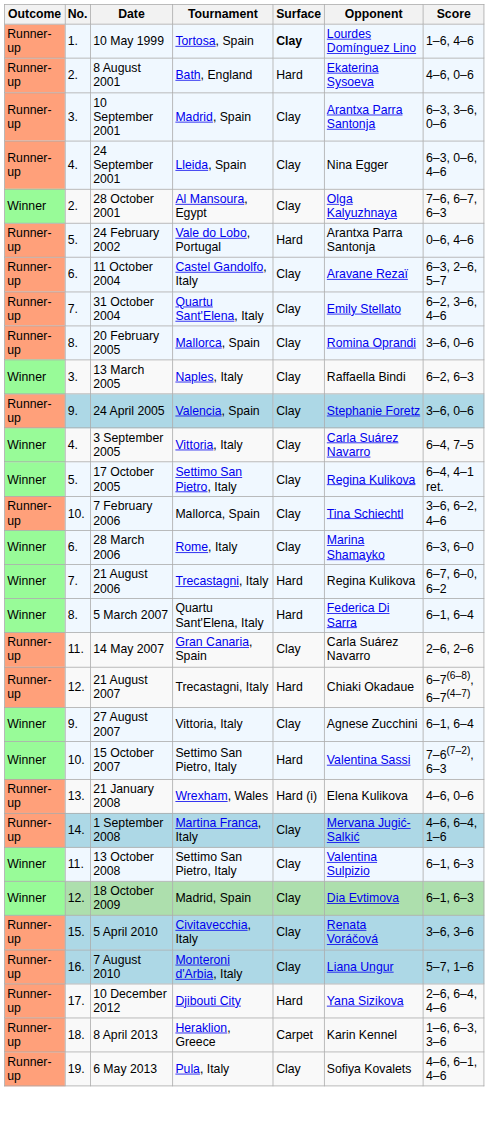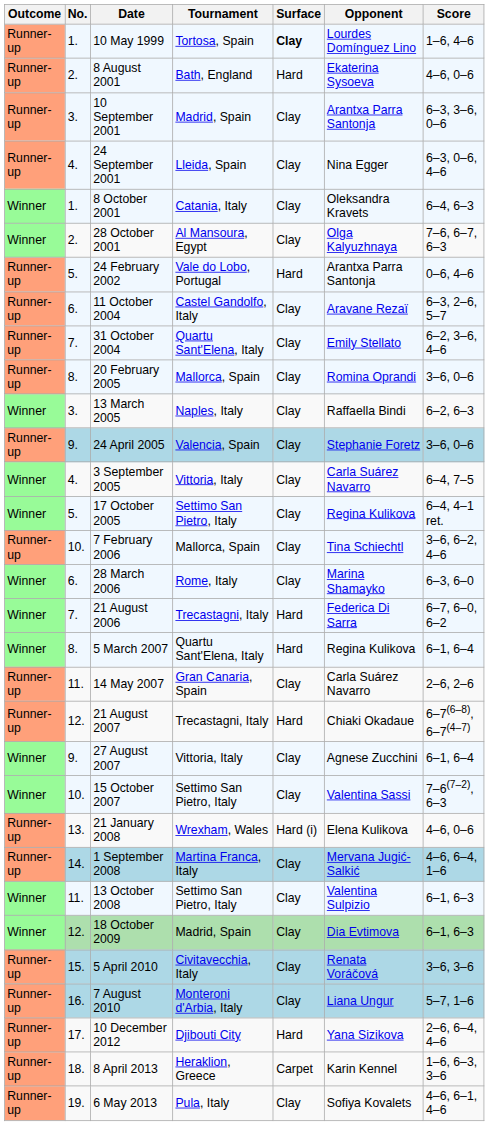+ row: (120, 205)
(371, 581) Regina Kulikova -> (358, 615) Federica Di Sarra
(358, 615) Federica Di Sarra -> (371, 649) Regina Kulikova
(289, 760) Hard -> (288, 794) Clay
